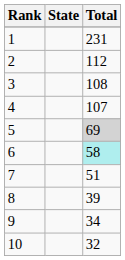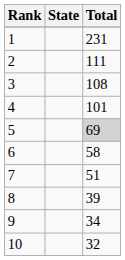(96, 61) 112 -> (96, 61) 111
(97, 107) 107 -> (97, 107) 101
(93, 152) paleturquoise background -> (93, 152) no background
